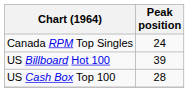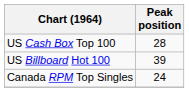rows swapped: (70, 43) <-> (61, 78)
